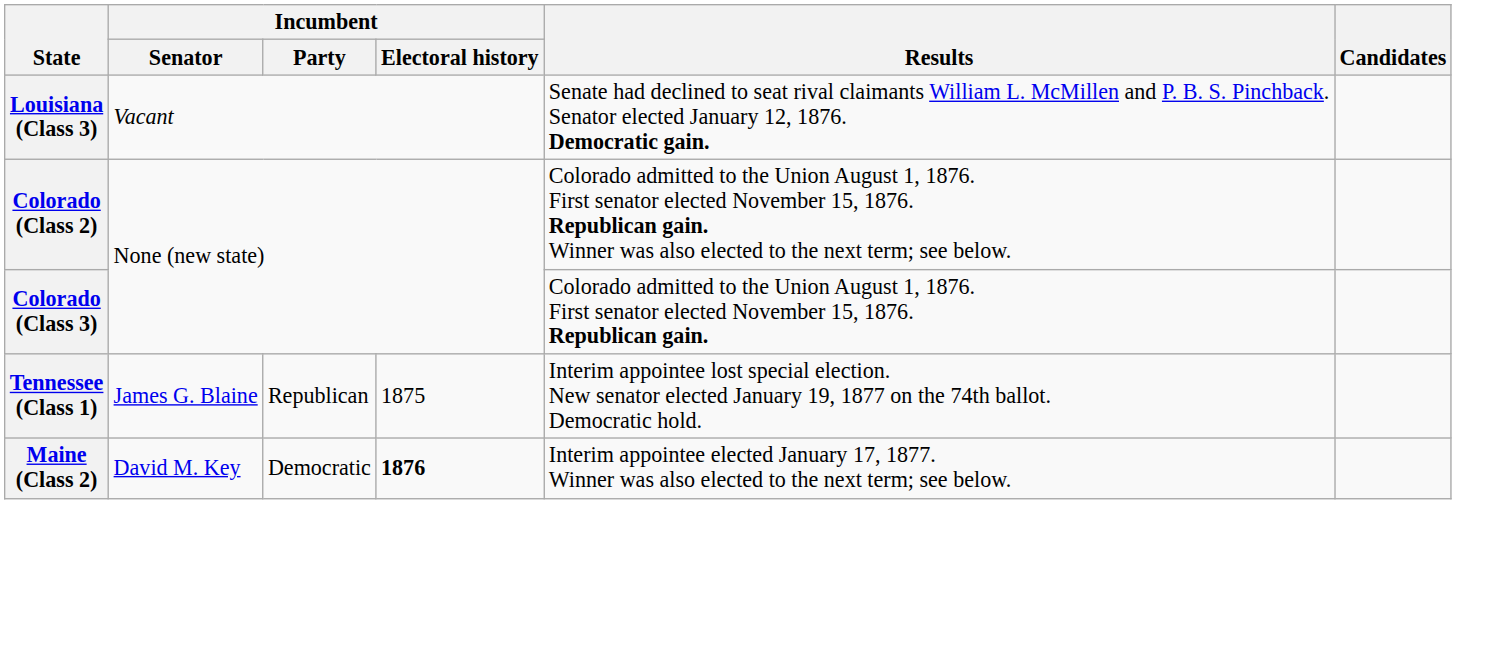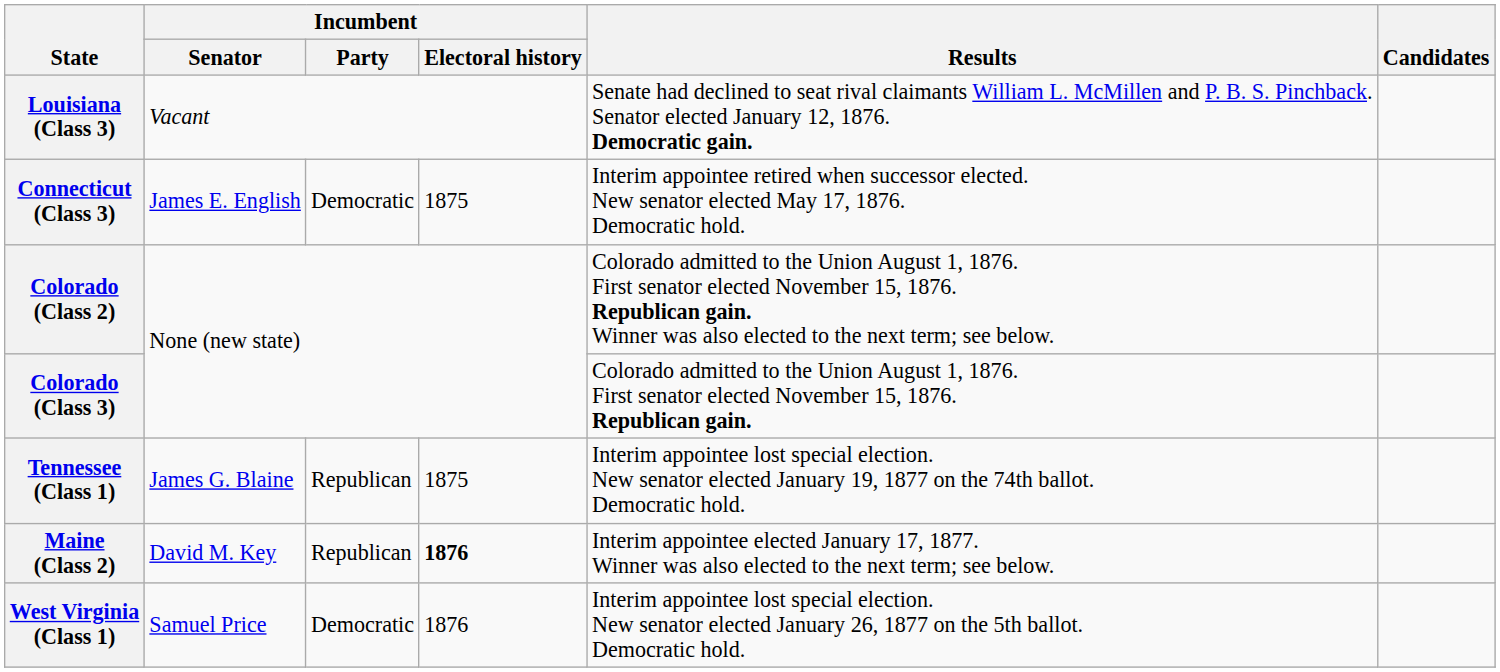+ row: (74, 201)
(319, 468) Democratic -> (361, 552) Republican
+ row: (74, 625)
